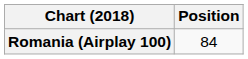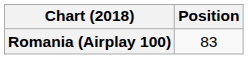(209, 41) 84 -> (209, 41) 83
